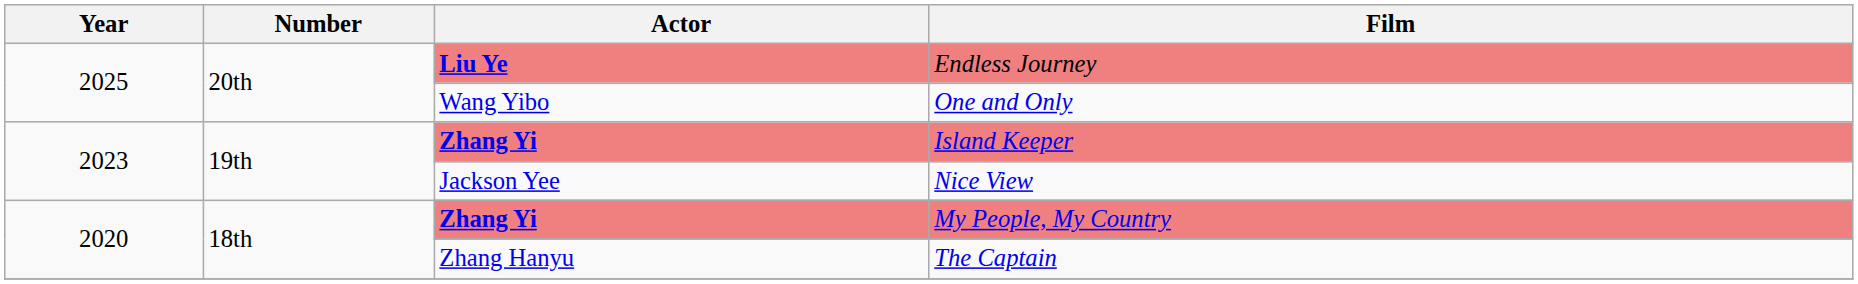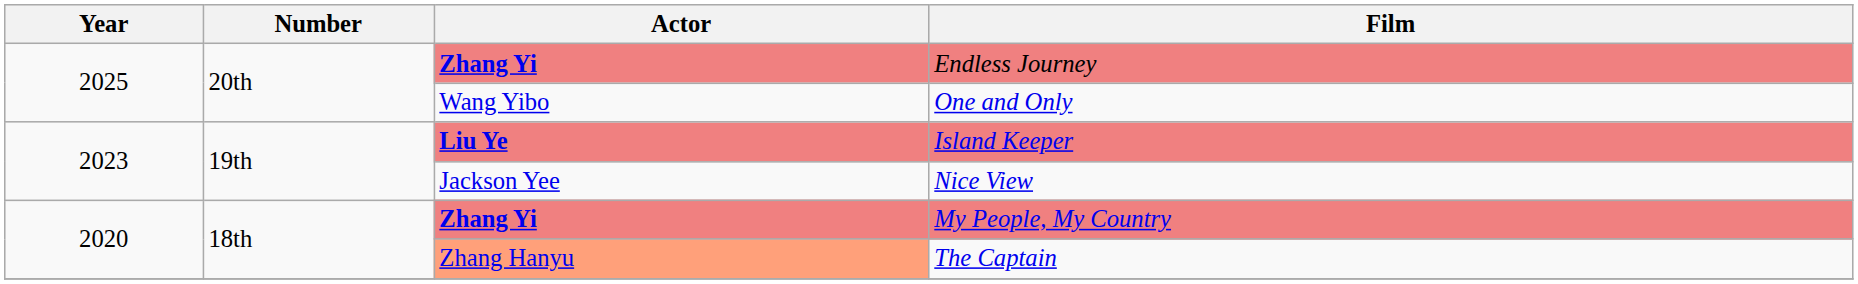(473, 63) Liu Ye -> (488, 63) Zhang Yi
(488, 141) Zhang Yi -> (473, 141) Liu Ye
(507, 258) no background -> (507, 258) lightsalmon background
